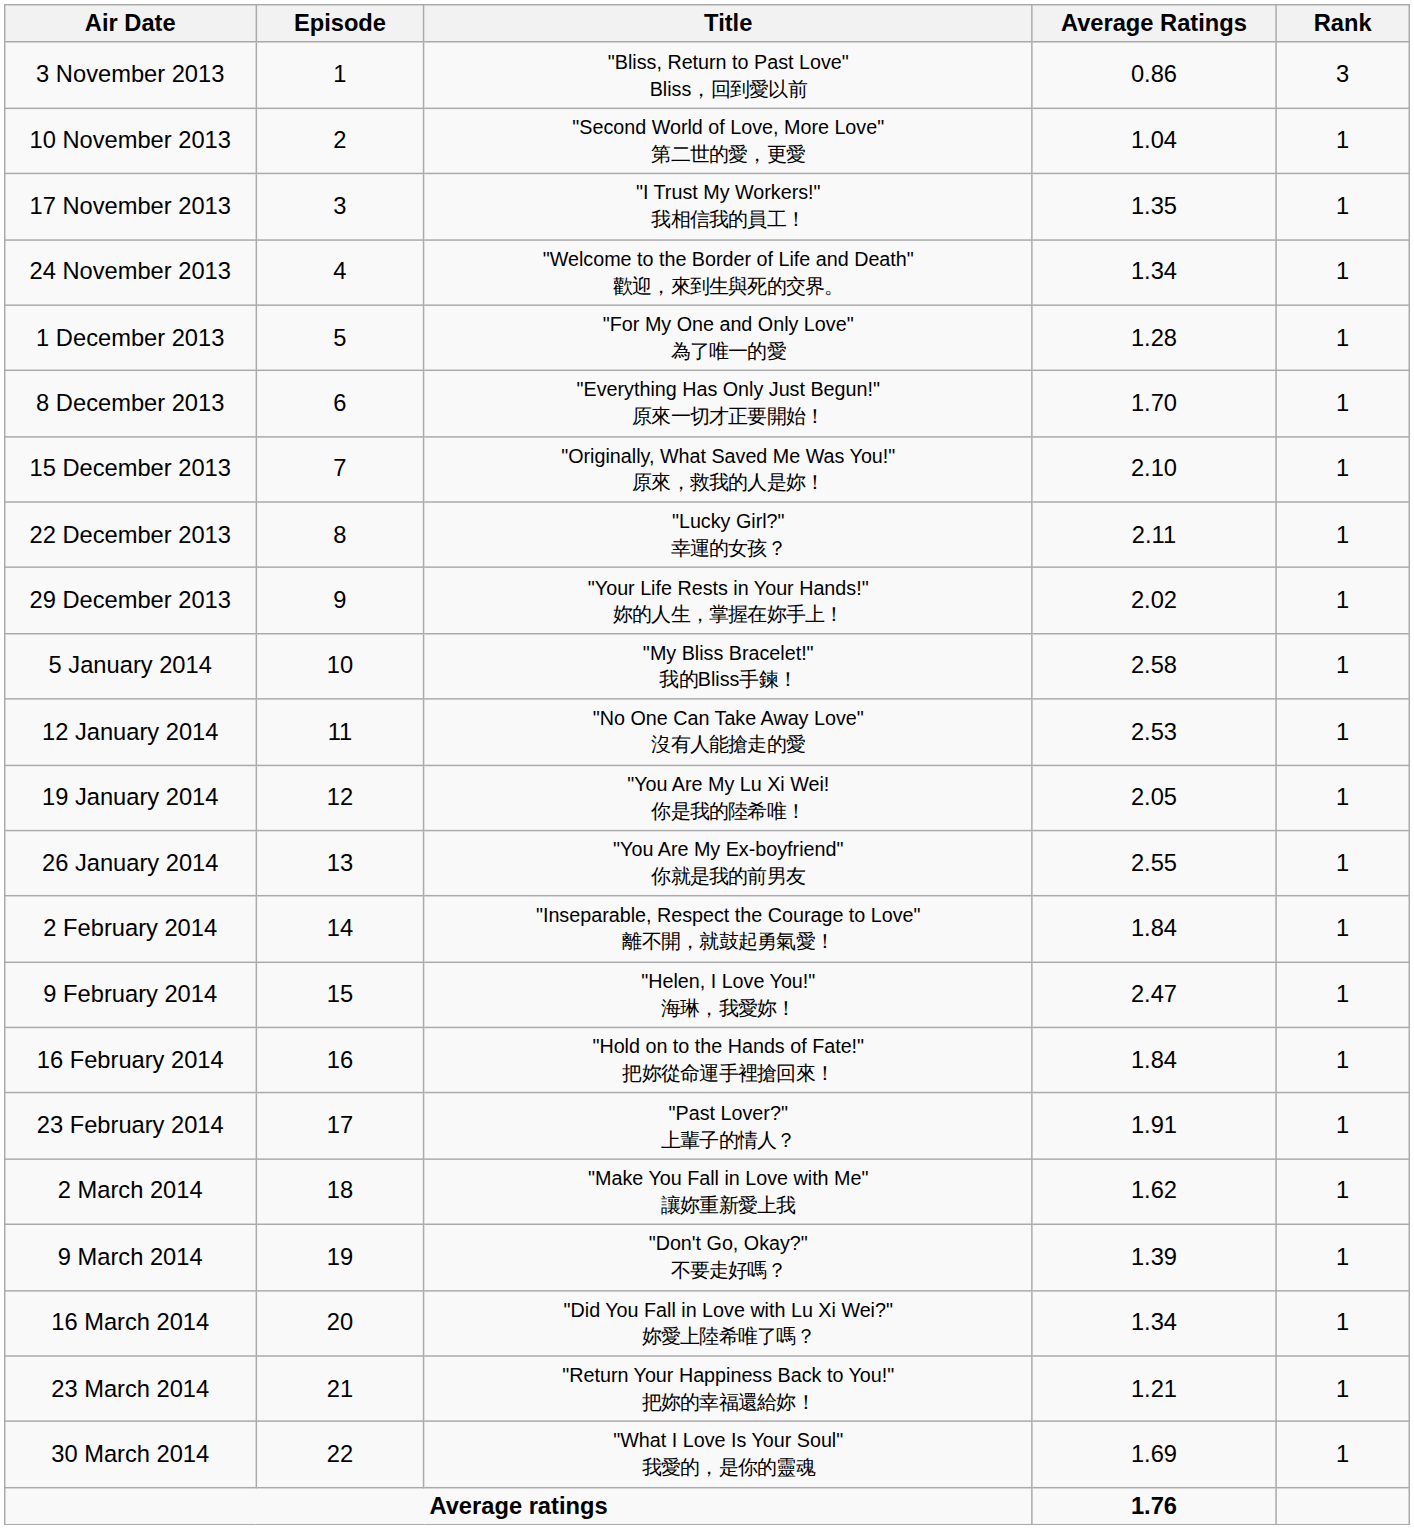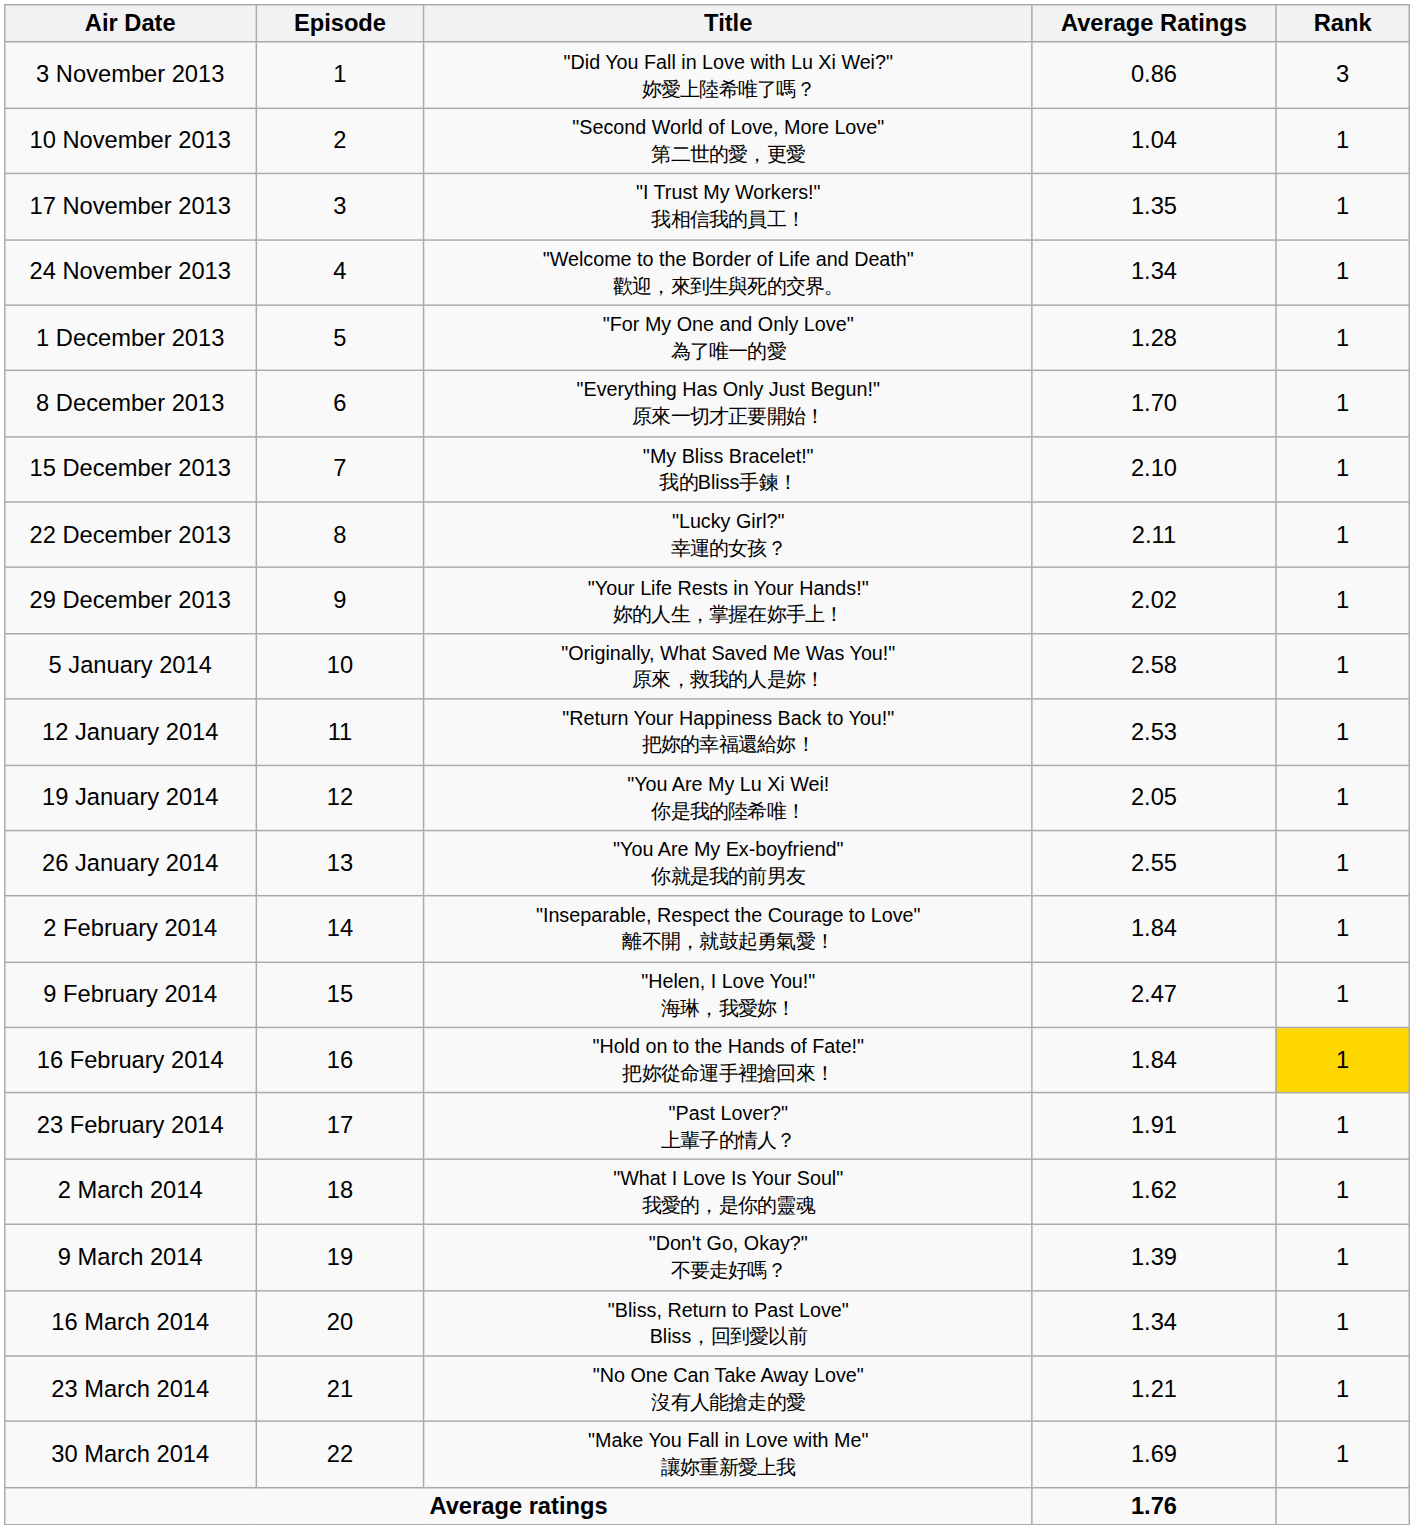(728, 75) "Bliss, Return to Past Love" Bliss，回到愛以前 -> (728, 75) "Did You Fall in Love with Lu Xi Wei?" 妳愛上陸希唯了嗎？
(728, 469) "Originally, What Saved Me Was You!" 原來，救我的人是妳！ -> (728, 469) "My Bliss Bracelet!" 我的Bliss手鍊！
(728, 666) "My Bliss Bracelet!" 我的Bliss手鍊！ -> (728, 666) "Originally, What Saved Me Was You!" 原來，救我的人是妳！
(728, 732) "No One Can Take Away Love" 沒有人能搶走的愛 -> (728, 732) "Return Your Happiness Back to You!" 把妳的幸福還給妳！
(1343, 1060) no background -> (1343, 1060) gold background
(728, 1192) "Make You Fall in Love with Me" 讓妳重新愛上我 -> (728, 1192) "What I Love Is Your Soul" 我愛的，是你的靈魂
(728, 1323) "Did You Fall in Love with Lu Xi Wei?" 妳愛上陸希唯了嗎？ -> (728, 1323) "Bliss, Return to Past Love" Bliss，回到愛以前
(728, 1389) "Return Your Happiness Back to You!" 把妳的幸福還給妳！ -> (728, 1389) "No One Can Take Away Love" 沒有人能搶走的愛
(728, 1454) "What I Love Is Your Soul" 我愛的，是你的靈魂 -> (728, 1454) "Make You Fall in Love with Me" 讓妳重新愛上我
